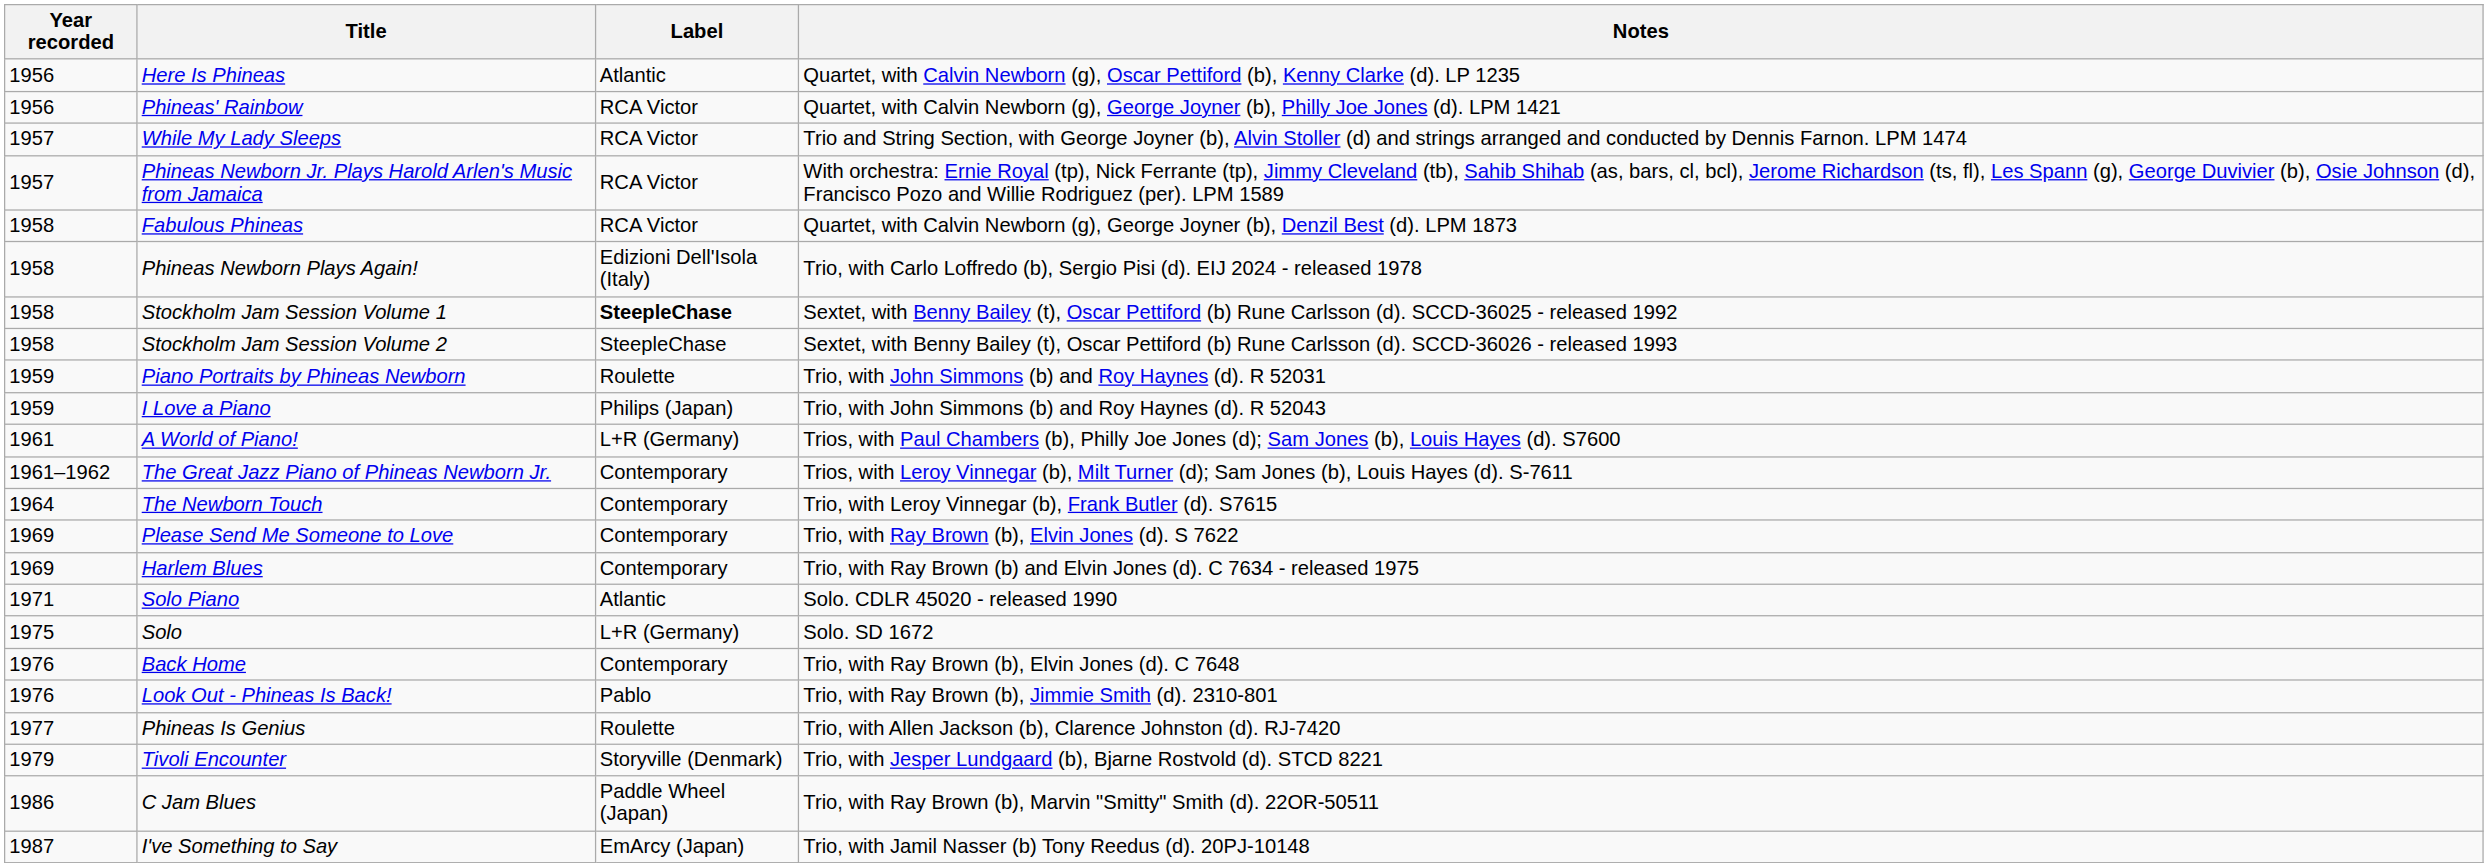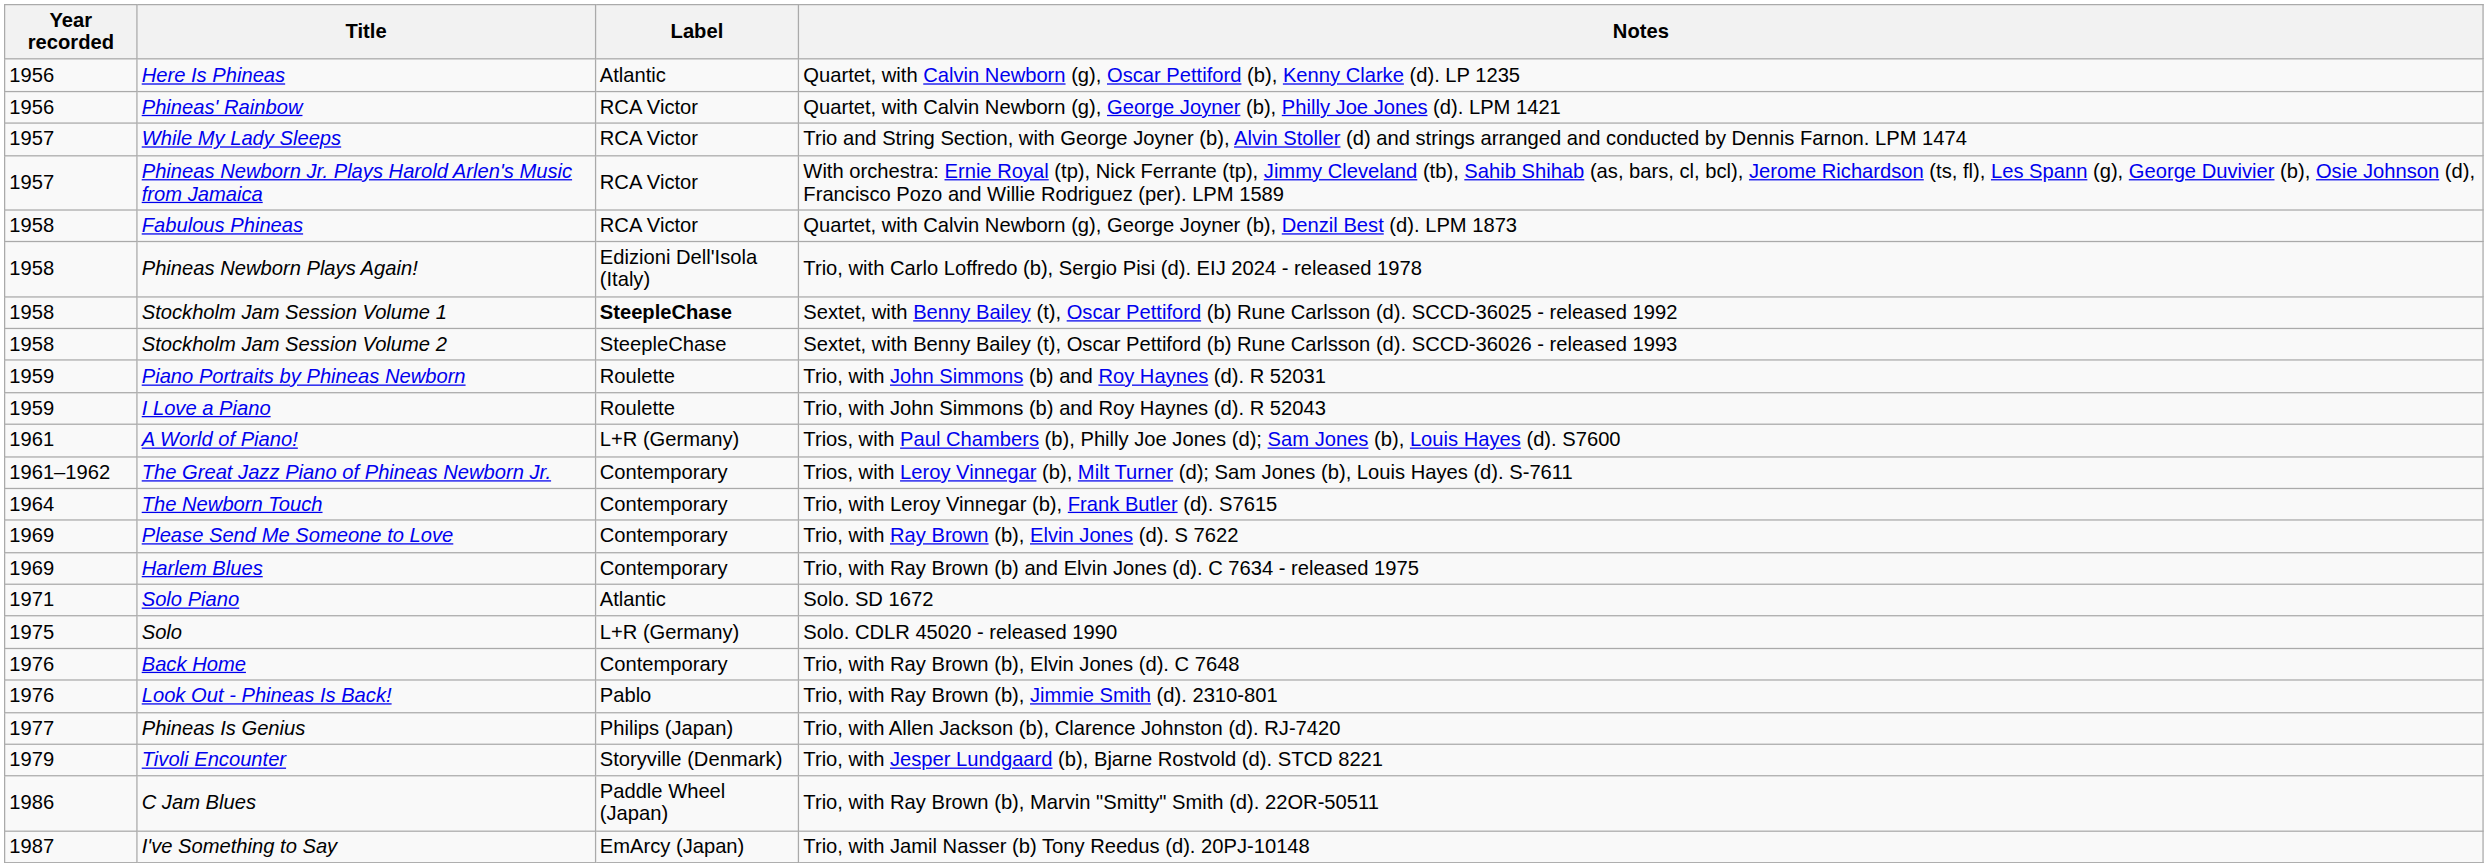(666, 408) Philips (Japan) -> (637, 408) Roulette
(960, 600) Solo. CDLR 45020 - released 1990 -> (868, 600) Solo. SD 1672
(868, 632) Solo. SD 1672 -> (960, 632) Solo. CDLR 45020 - released 1990
(637, 727) Roulette -> (666, 727) Philips (Japan)
